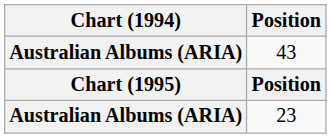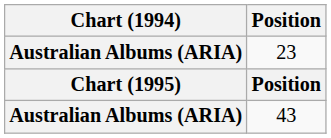rows swapped: (286, 116) <-> (286, 52)
